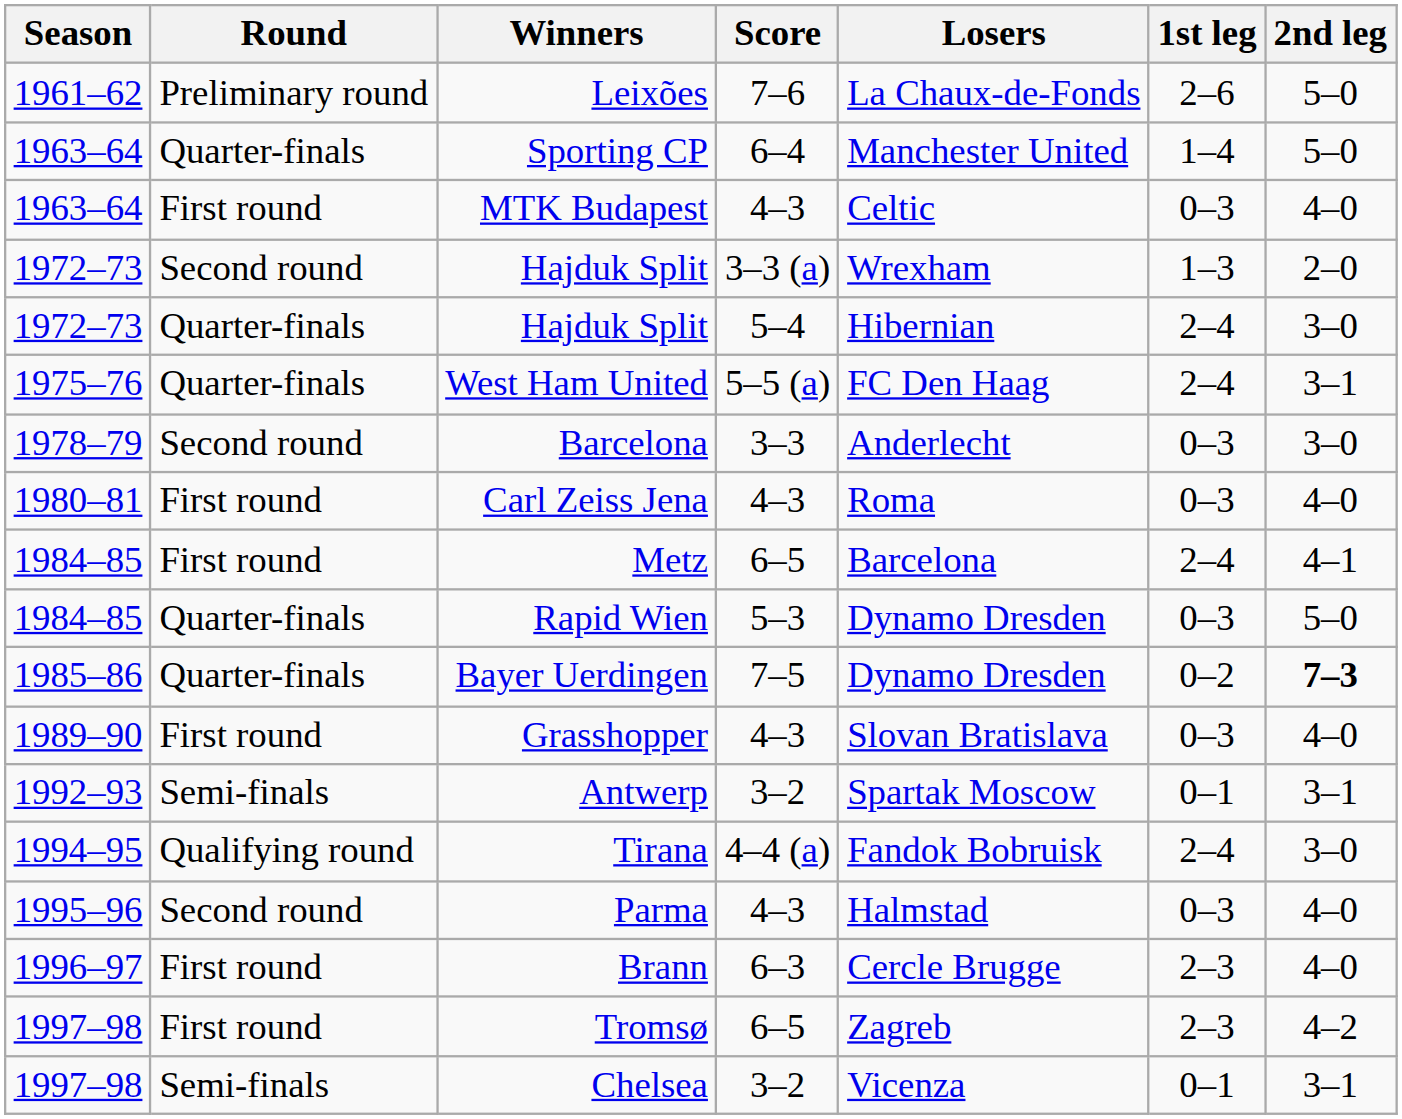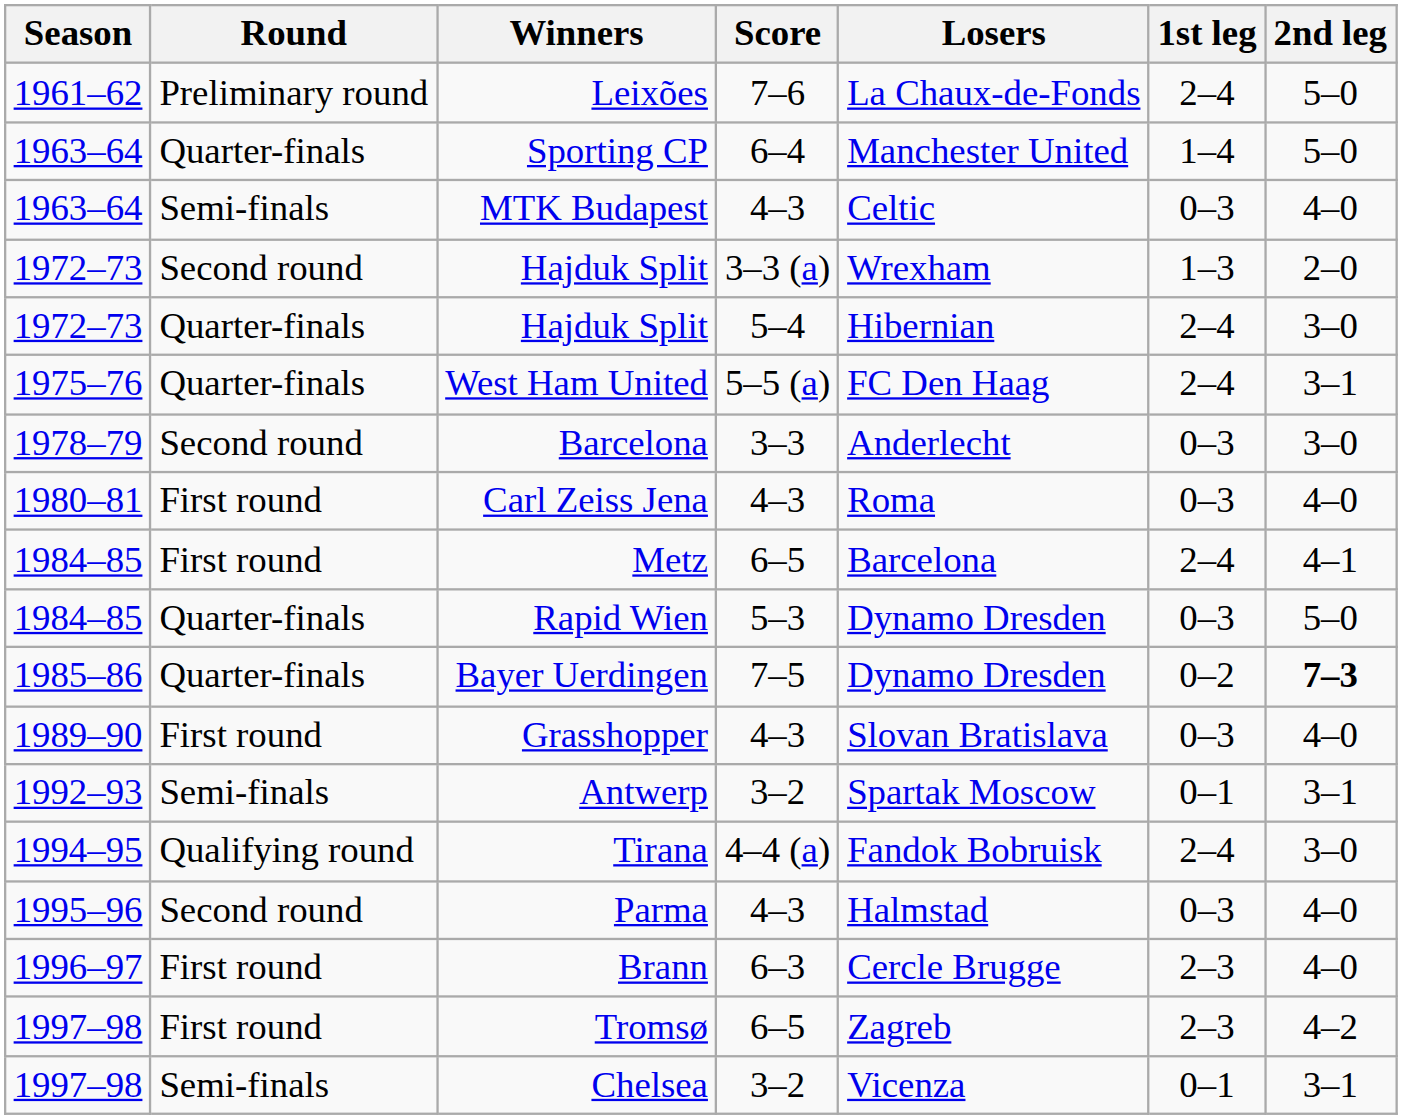(1207, 92) 2–6 -> (1207, 92) 2–4
(241, 208) First round -> (244, 208) Semi-finals
